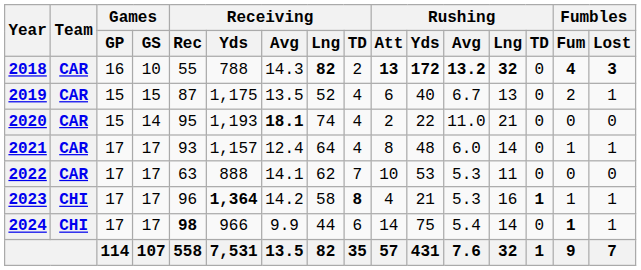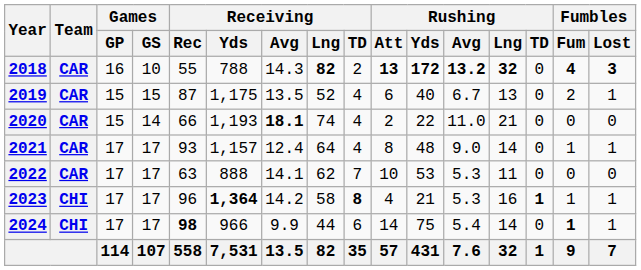(188, 122) 95 -> (188, 122) 66
(466, 148) 6.0 -> (466, 148) 9.0
